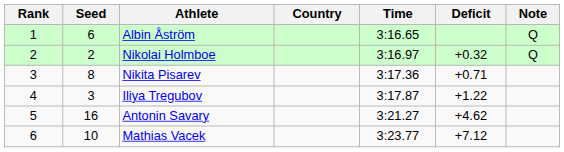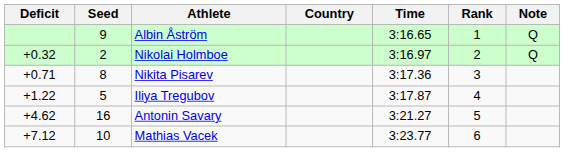columns swapped: (33, 14) <-> (471, 14)
(91, 34) 6 -> (103, 34) 9
(91, 95) 3 -> (103, 95) 5
